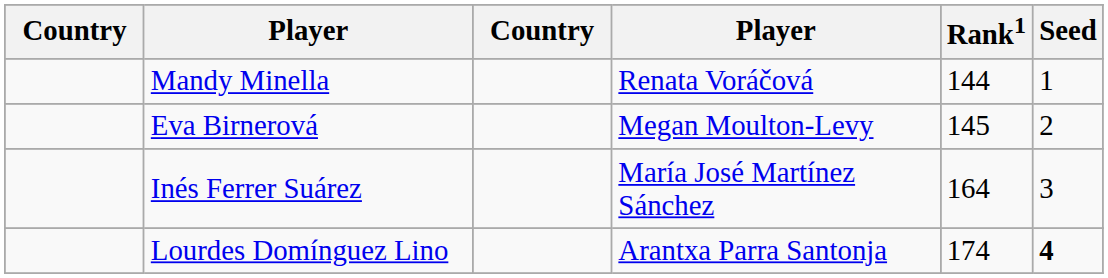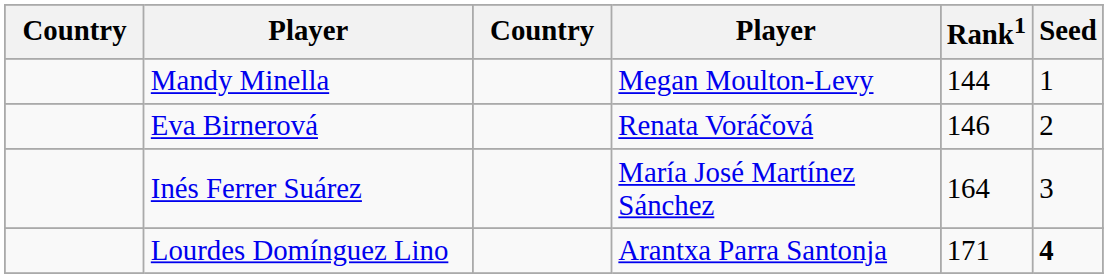(716, 80) Renata Voráčová -> (746, 80) Megan Moulton-Levy
(746, 126) Megan Moulton-Levy -> (716, 126) Renata Voráčová
(968, 126) 145 -> (968, 126) 146
(968, 250) 174 -> (968, 250) 171
